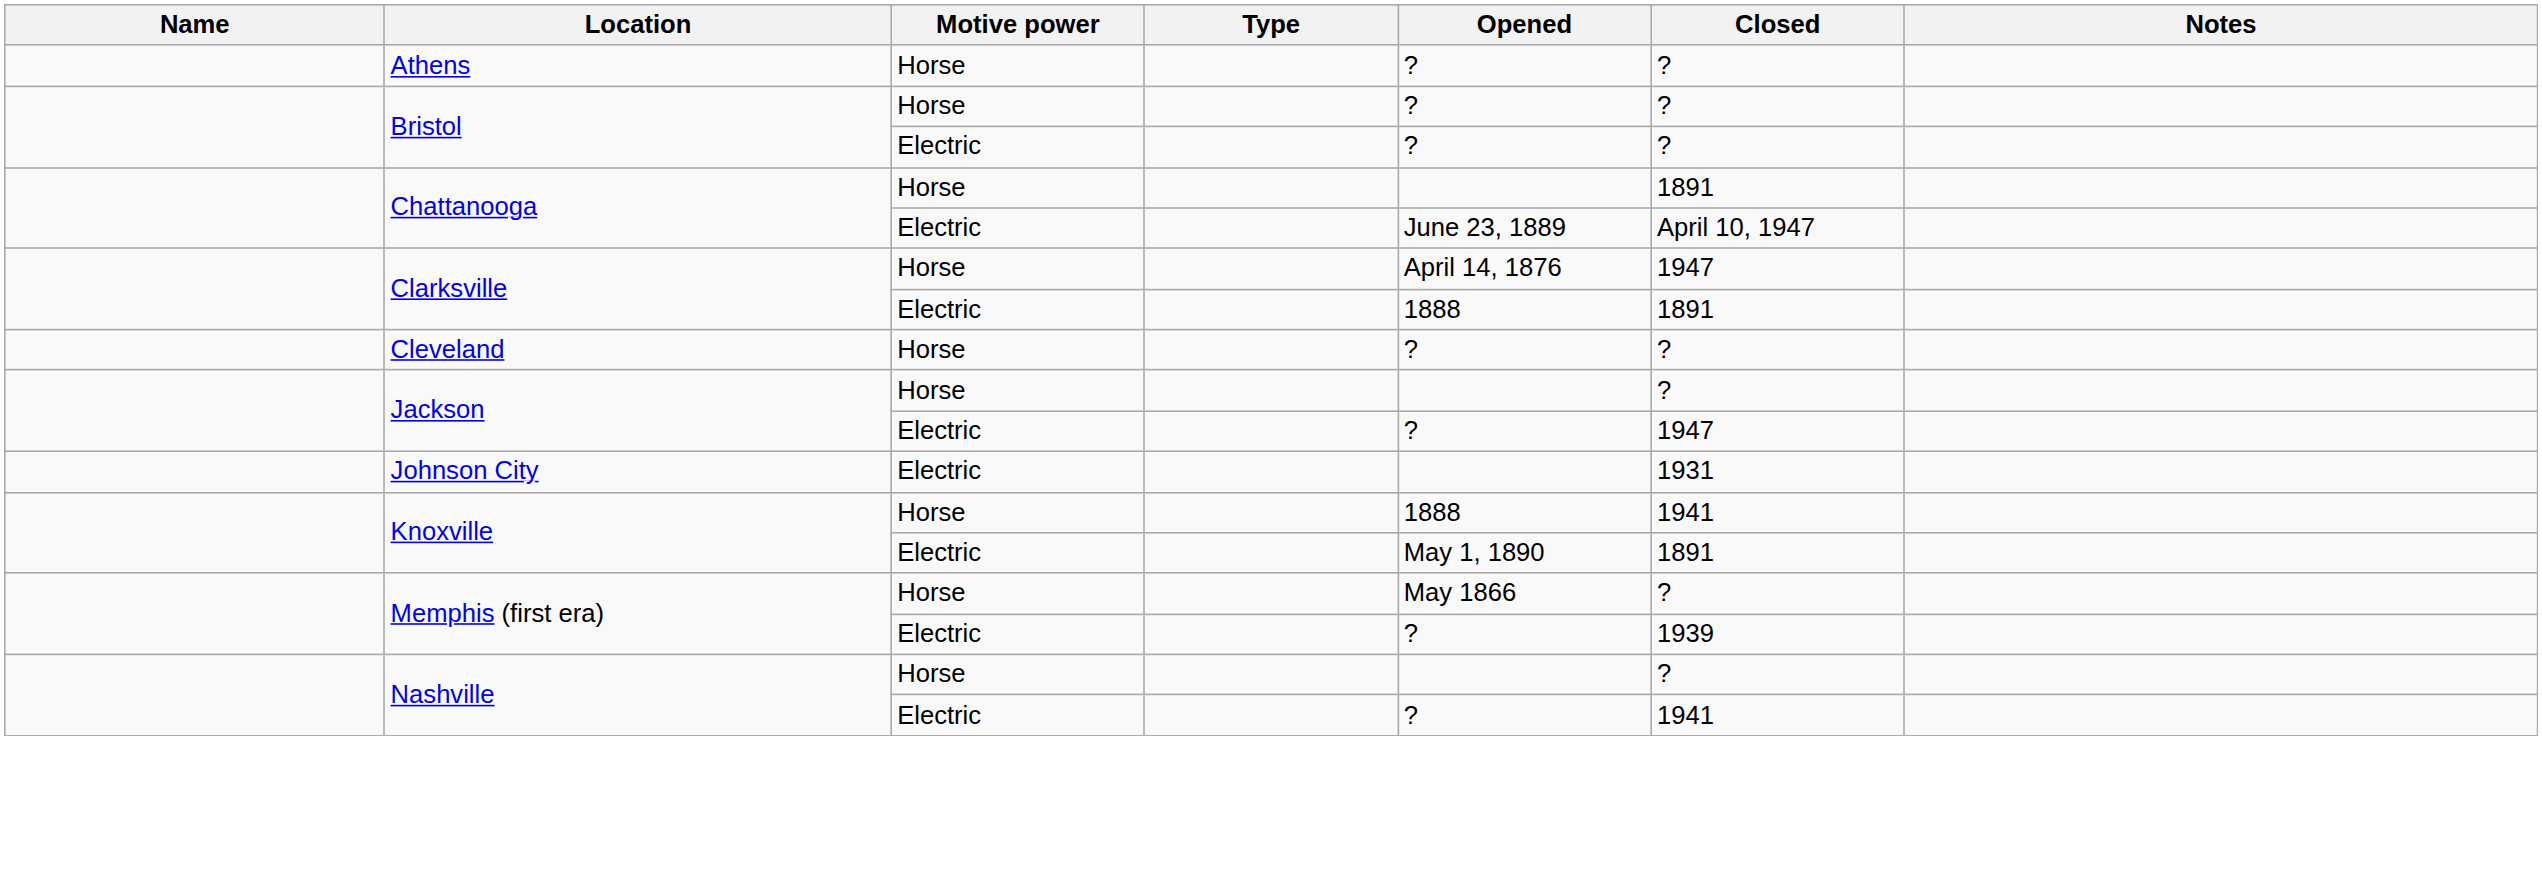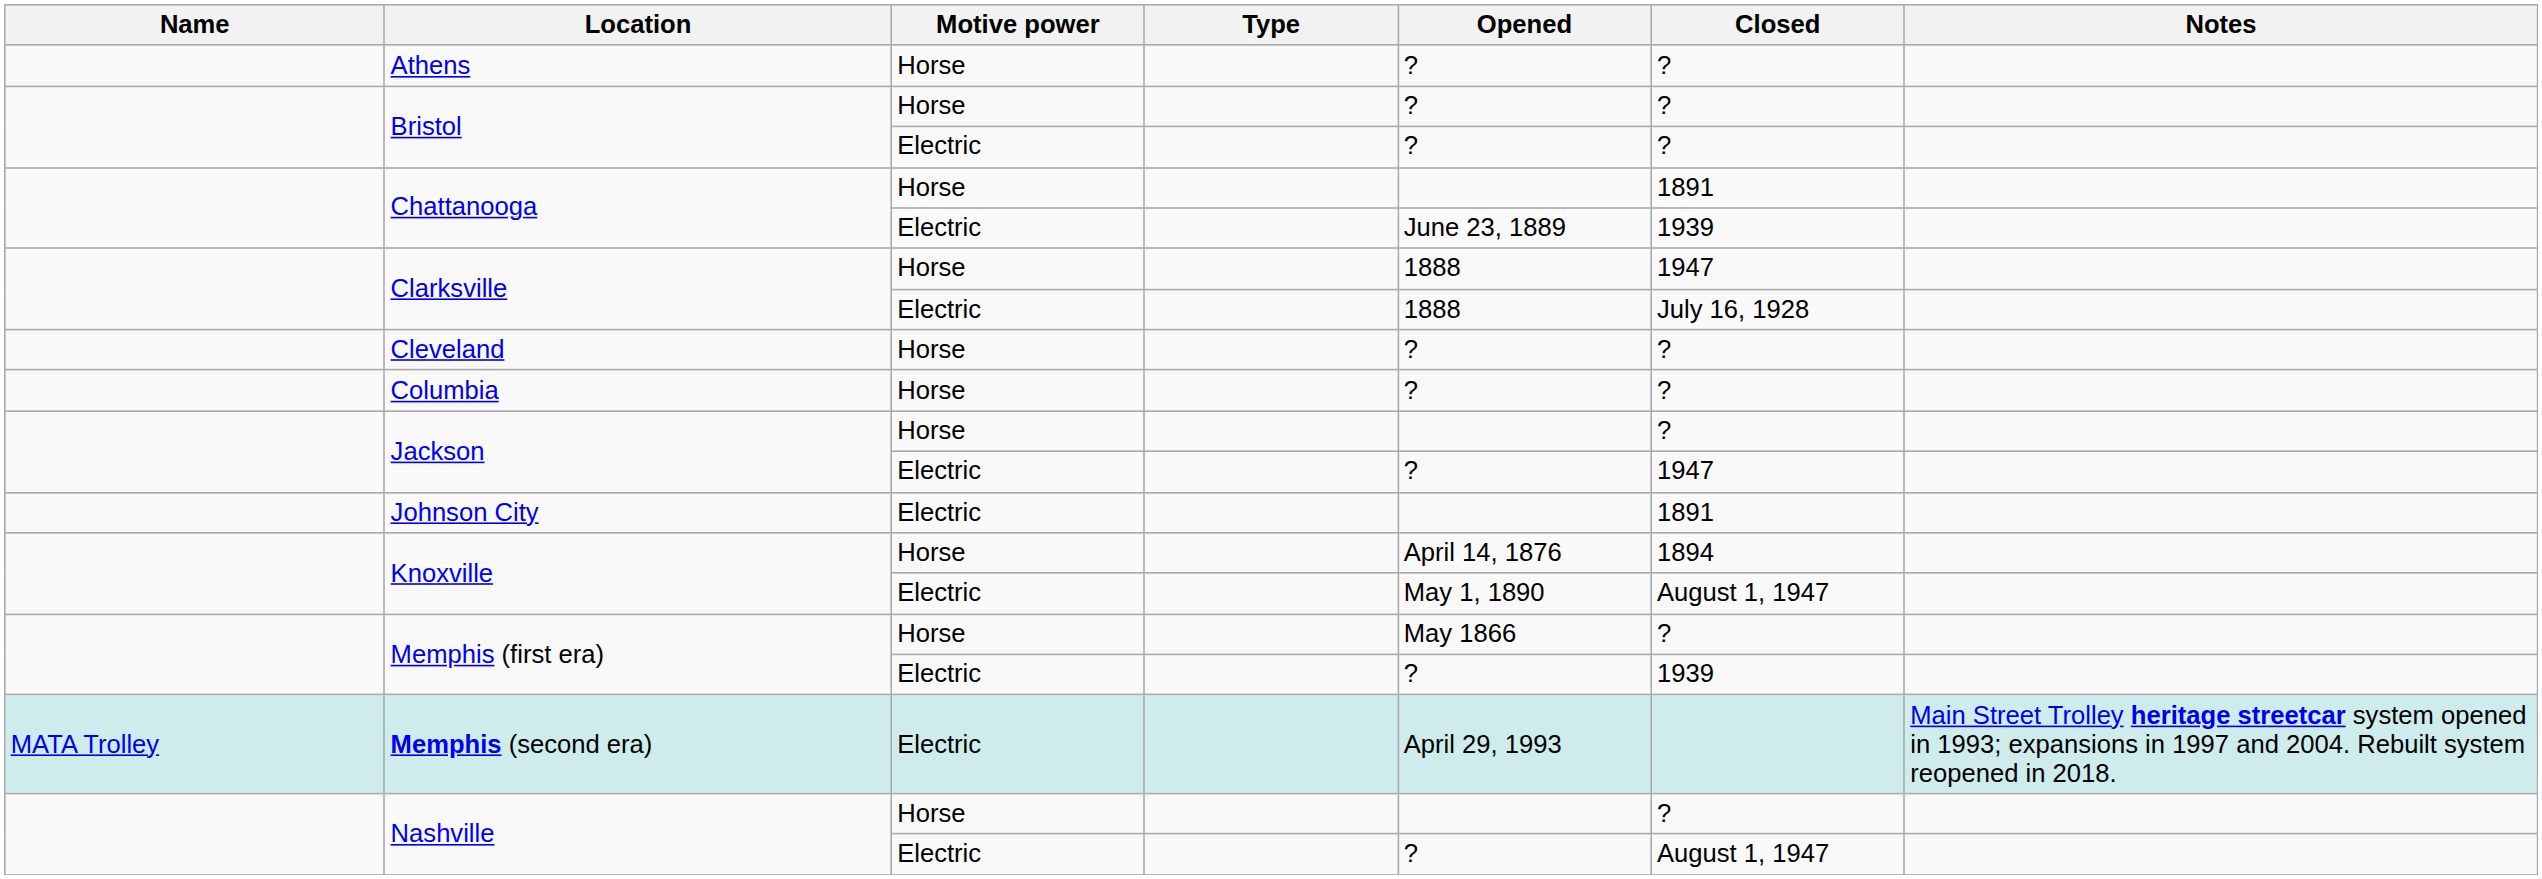(1736, 227) April 10, 1947 -> (1685, 227) 1939
(1483, 268) April 14, 1876 -> (1432, 268) 1888
(1685, 308) 1891 -> (1733, 308) July 16, 1928
+ row: (445, 390)
(1685, 471) 1931 -> (1685, 512) 1891
(1432, 512) 1888 -> (1483, 552) April 14, 1876
(1685, 512) 1941 -> (1685, 552) 1894
(1685, 552) 1891 -> (1743, 593) August 1, 1947
+ row: (521, 743)
(1685, 715) 1941 -> (1743, 853) August 1, 1947
